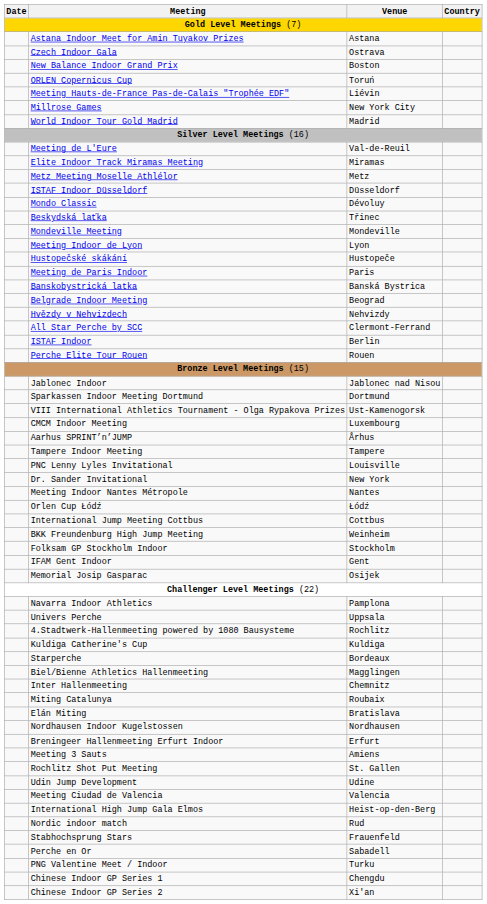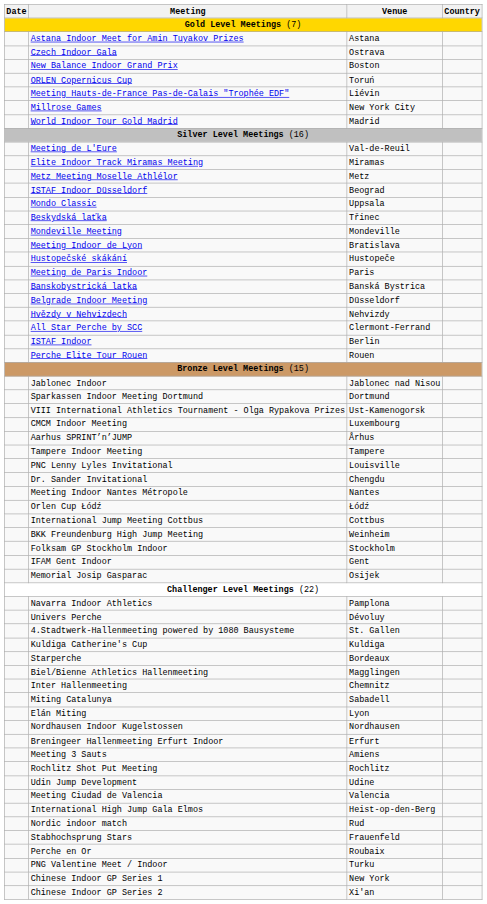(374, 190) Düsseldorf -> (367, 190) Beograd
(367, 204) Dévoluy -> (367, 204) Uppsala
(359, 245) Lyon -> (374, 245) Bratislava
(367, 300) Beograd -> (374, 300) Düsseldorf
(369, 479) New York -> (367, 479) Chengdu
(367, 617) Uppsala -> (367, 617) Dévoluy
(369, 631) Rochlitz -> (374, 631) St. Gallen
(367, 700) Roubaix -> (369, 700) Sabadell
(374, 714) Bratislava -> (359, 714) Lyon
(374, 769) St. Gallen -> (369, 769) Rochlitz
(369, 851) Sabadell -> (367, 851) Roubaix
(367, 879) Chengdu -> (369, 879) New York
